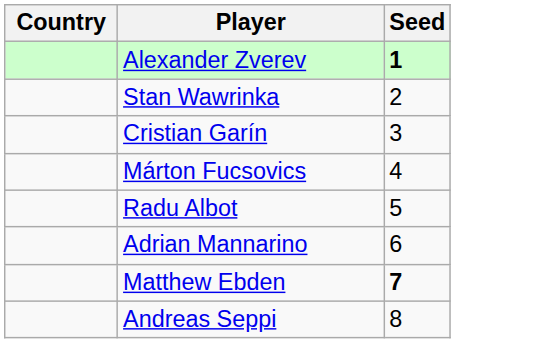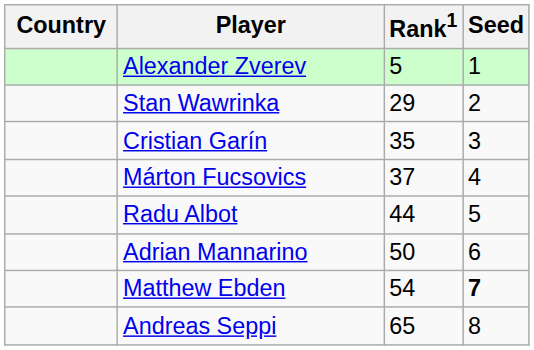+ column: (423, 26)
(396, 60) bold -> (475, 66) normal
